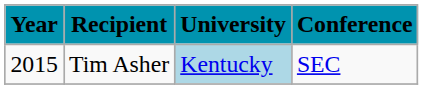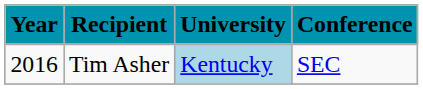(34, 63) 2015 -> (34, 63) 2016
